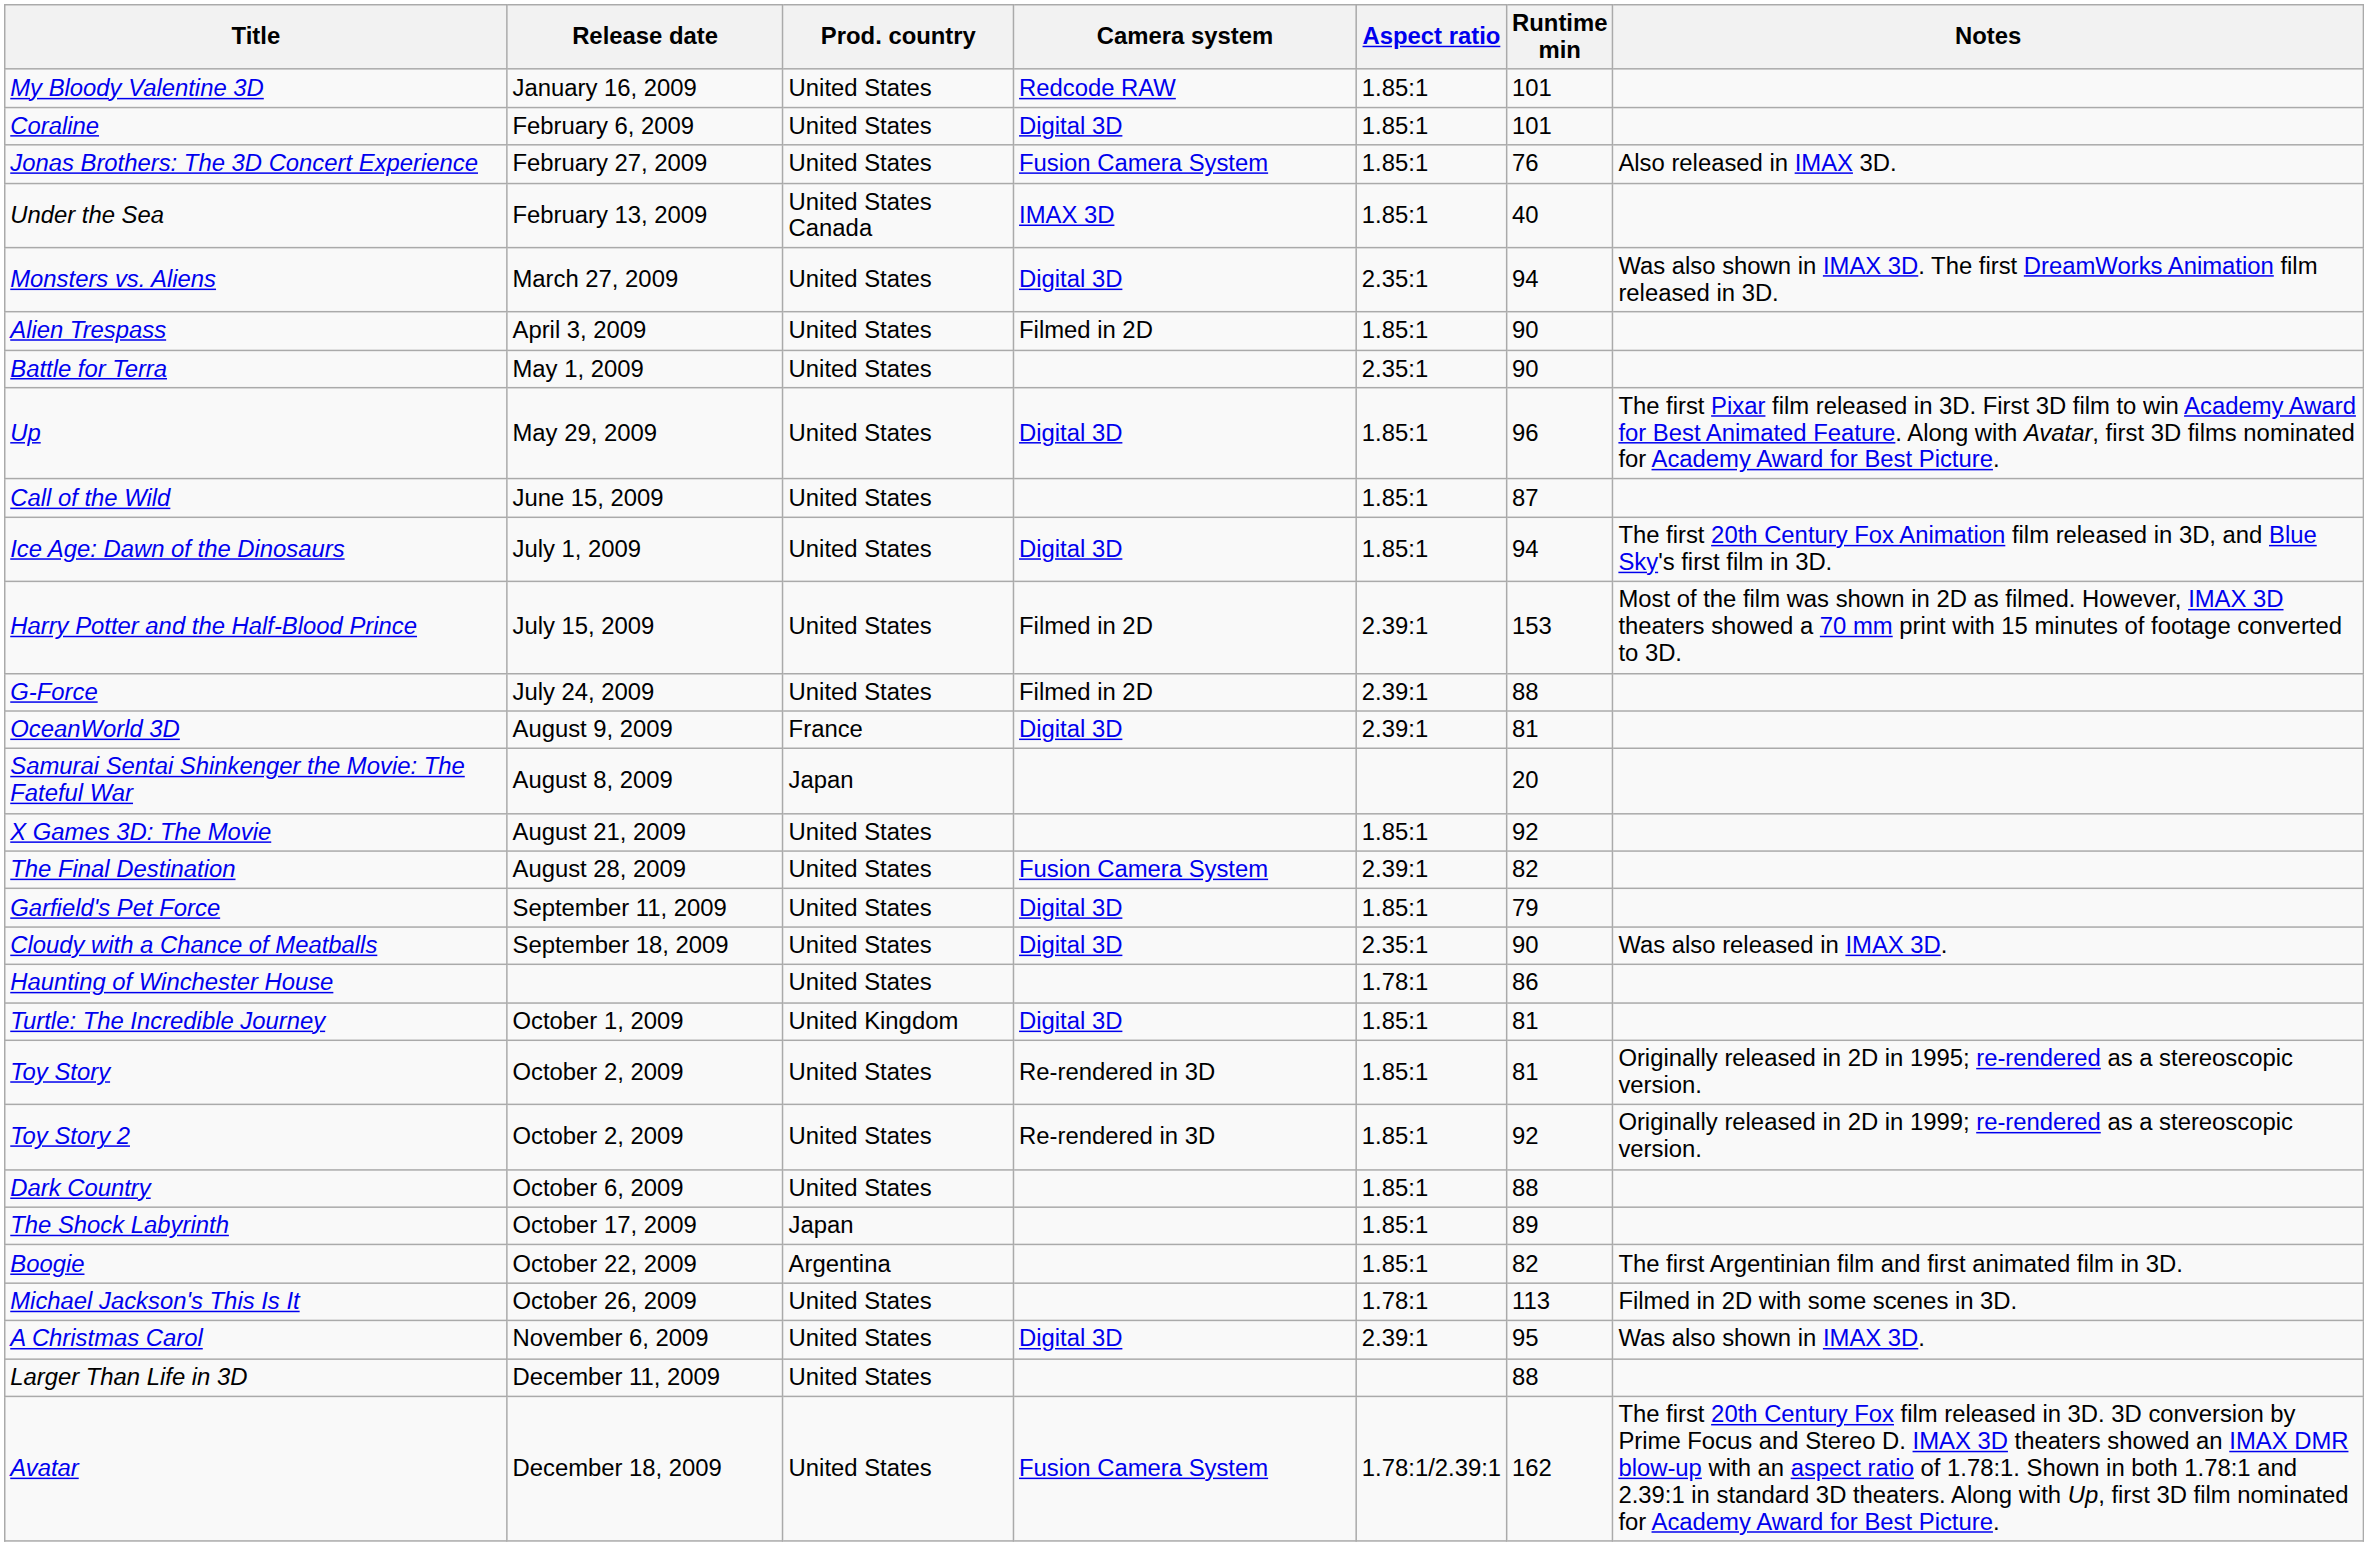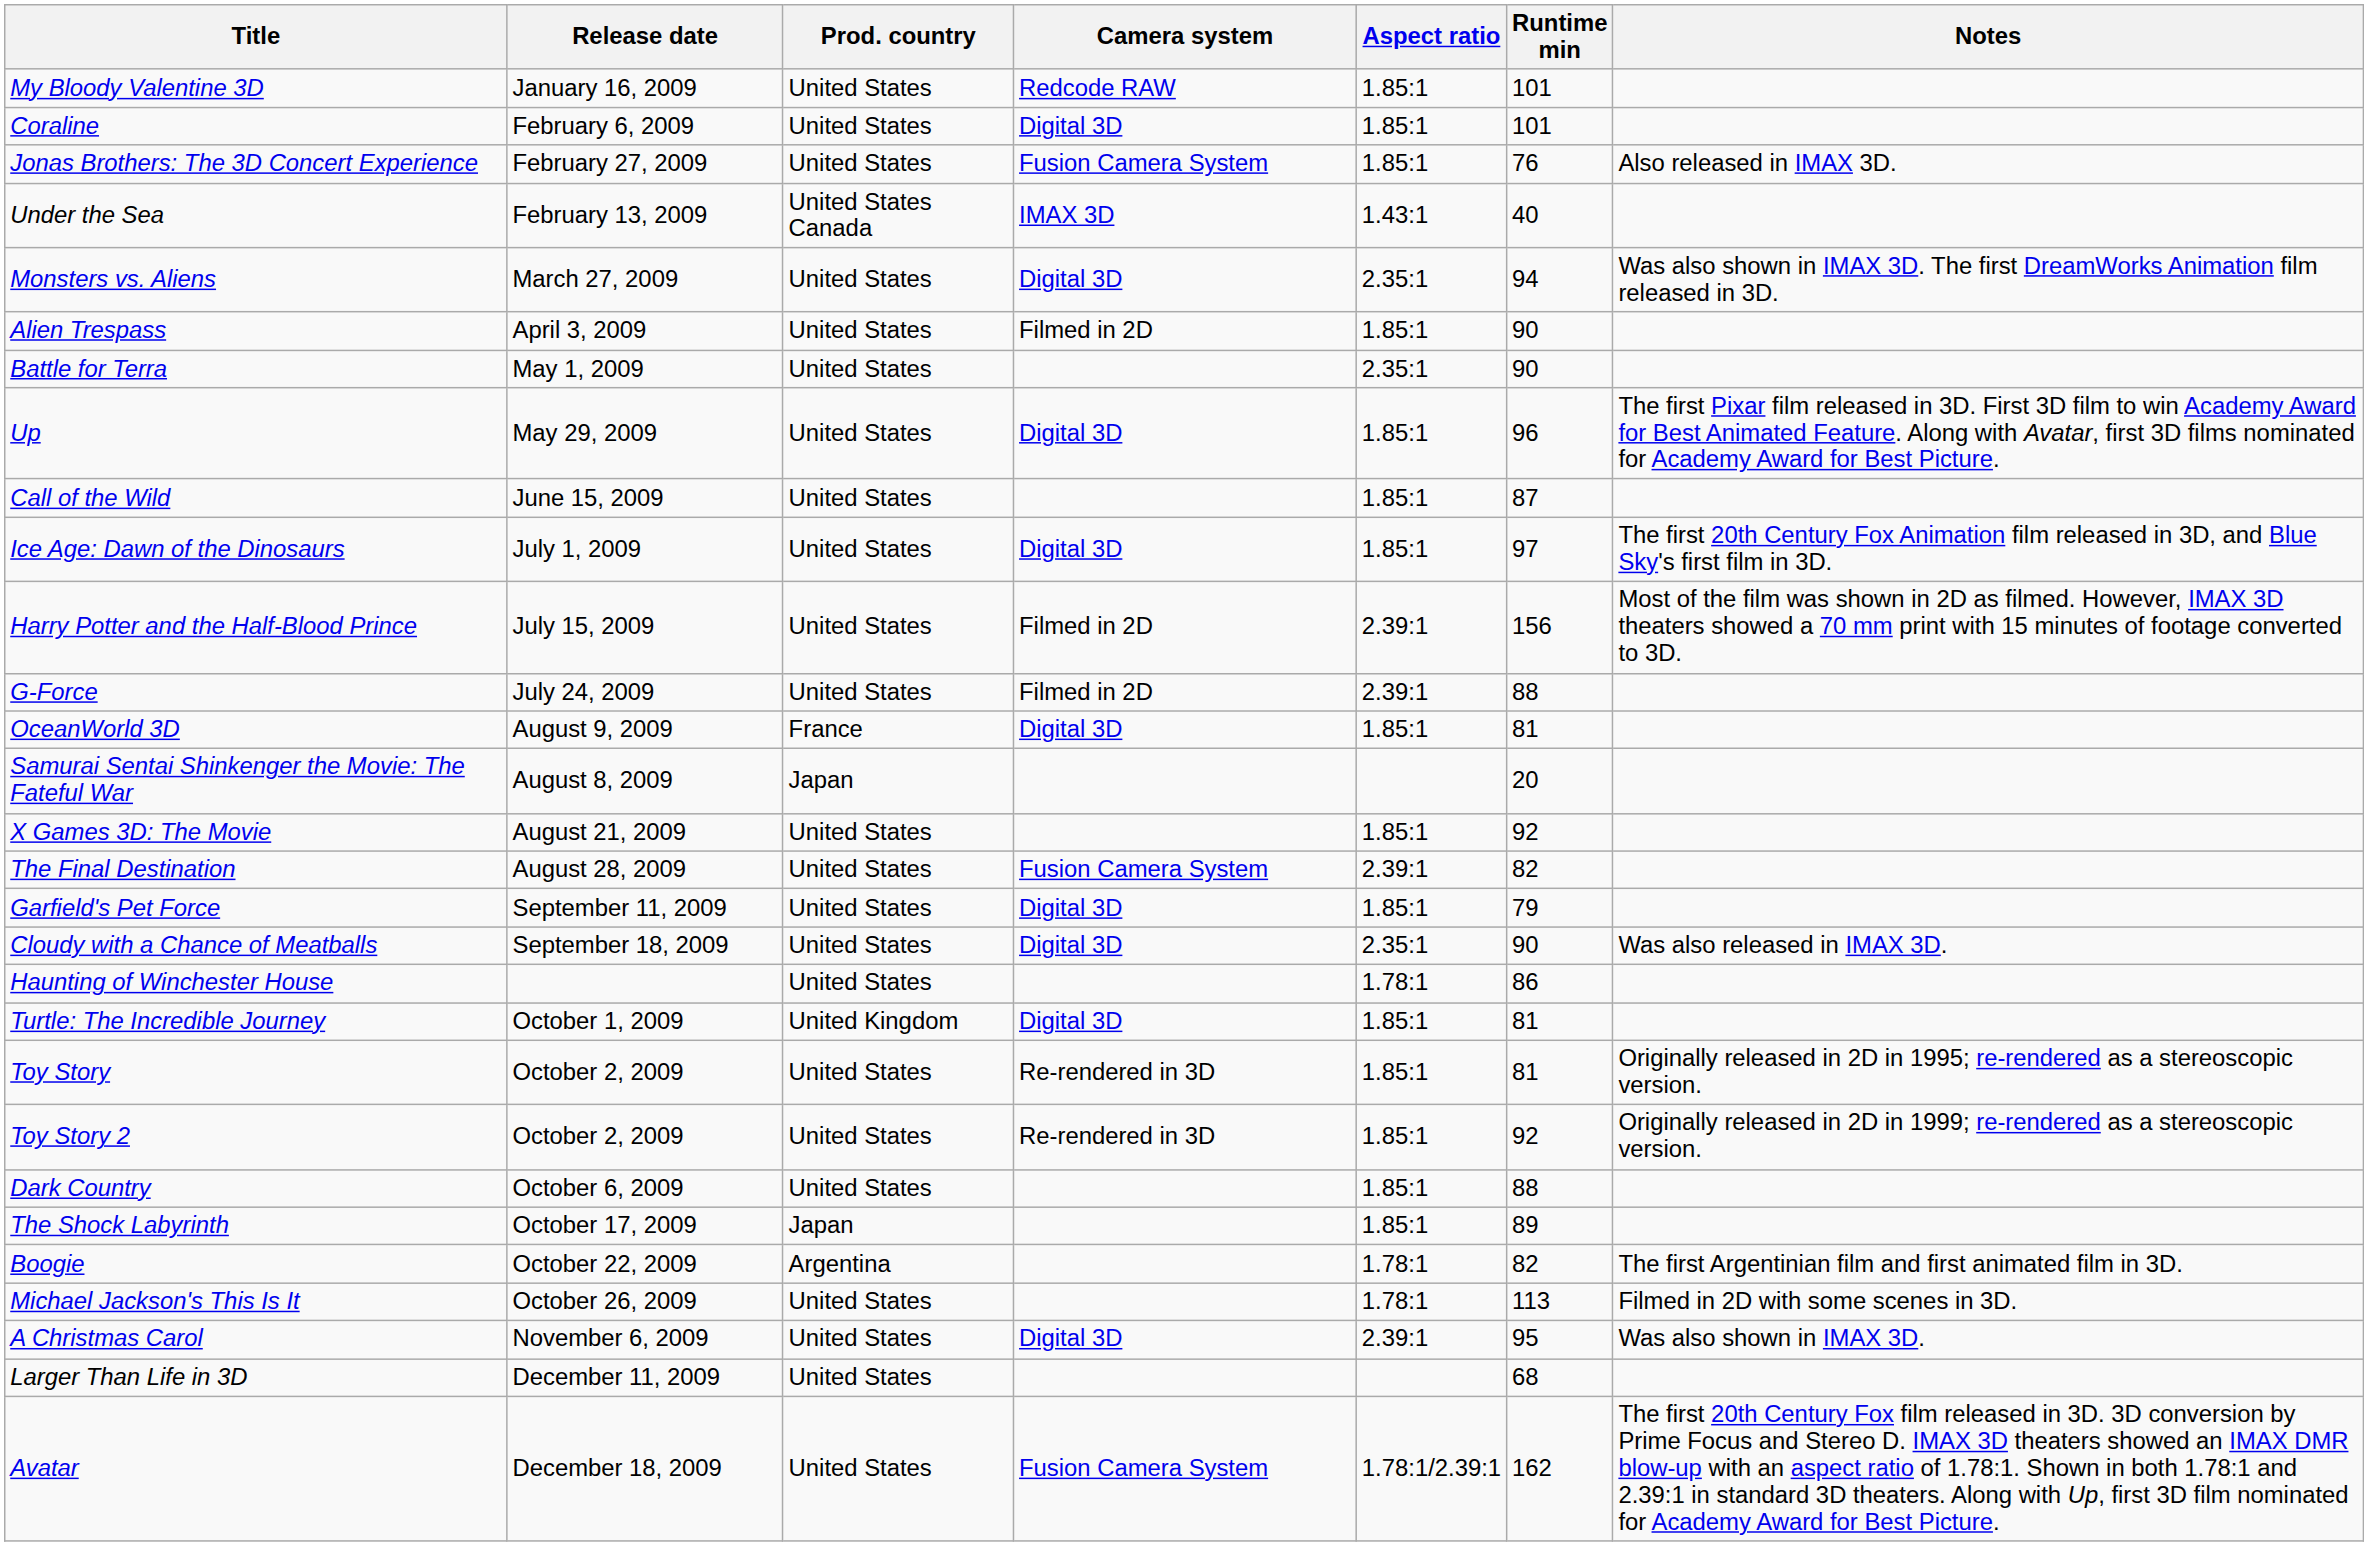(1395, 214) 1.85:1 -> (1395, 214) 1.43:1
(1525, 549) 94 -> (1525, 549) 97
(1532, 627) 153 -> (1532, 627) 156
(1395, 729) 2.39:1 -> (1395, 729) 1.85:1
(1395, 1263) 1.85:1 -> (1395, 1263) 1.78:1
(1525, 1377) 88 -> (1525, 1377) 68
